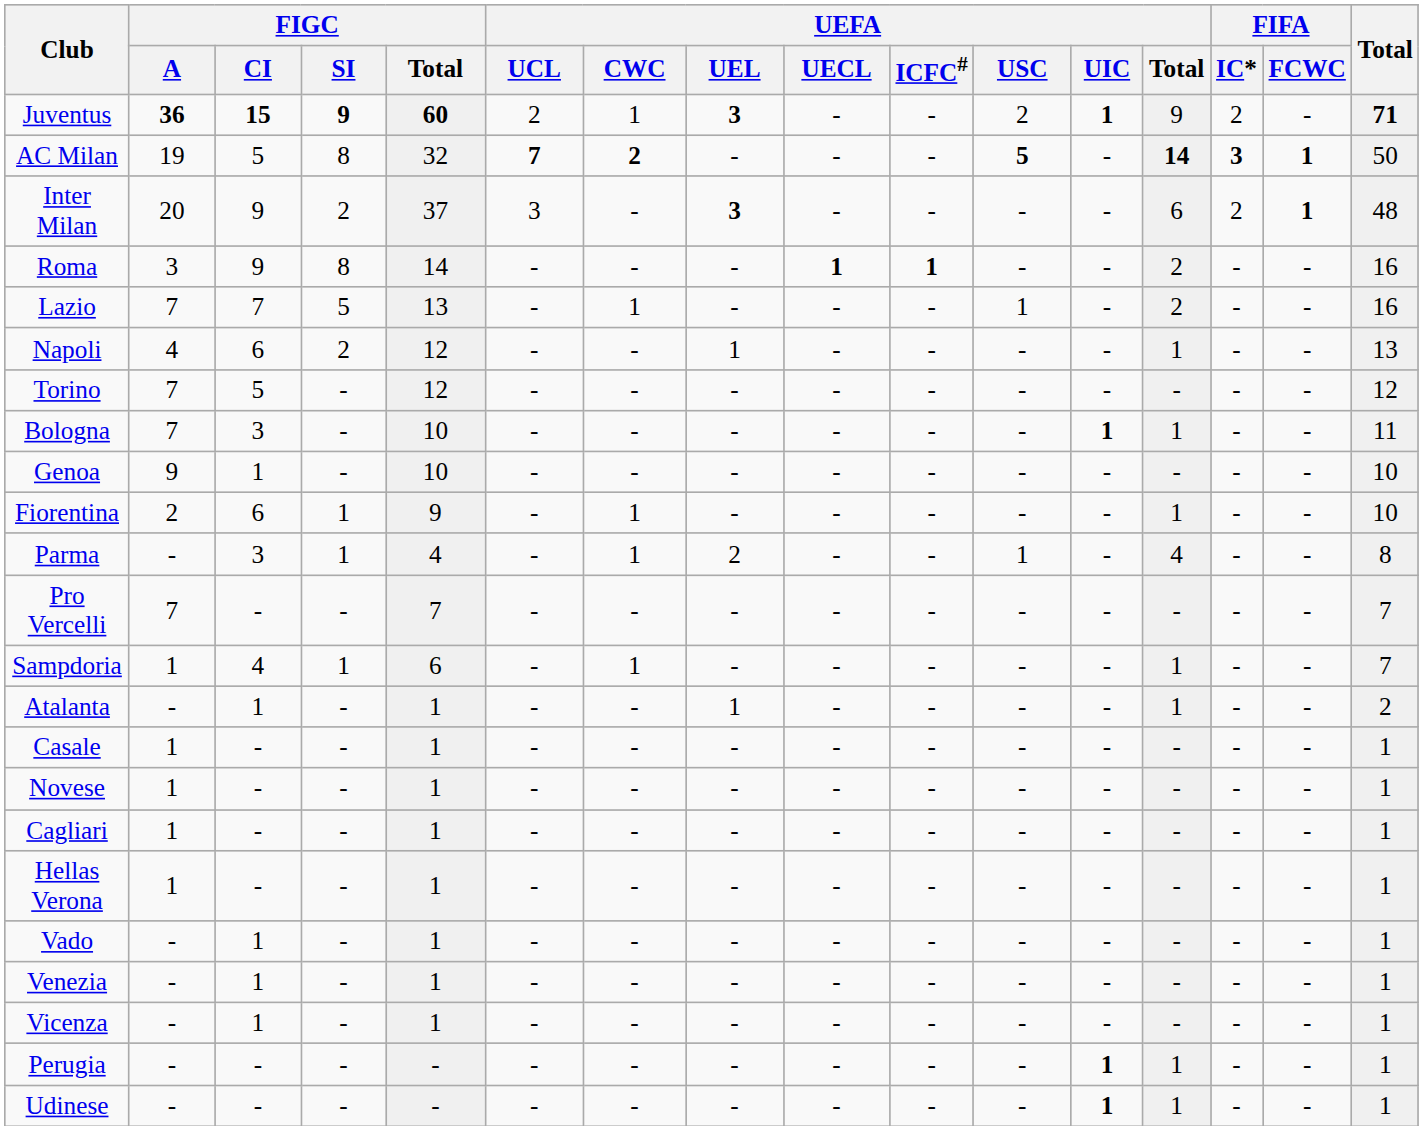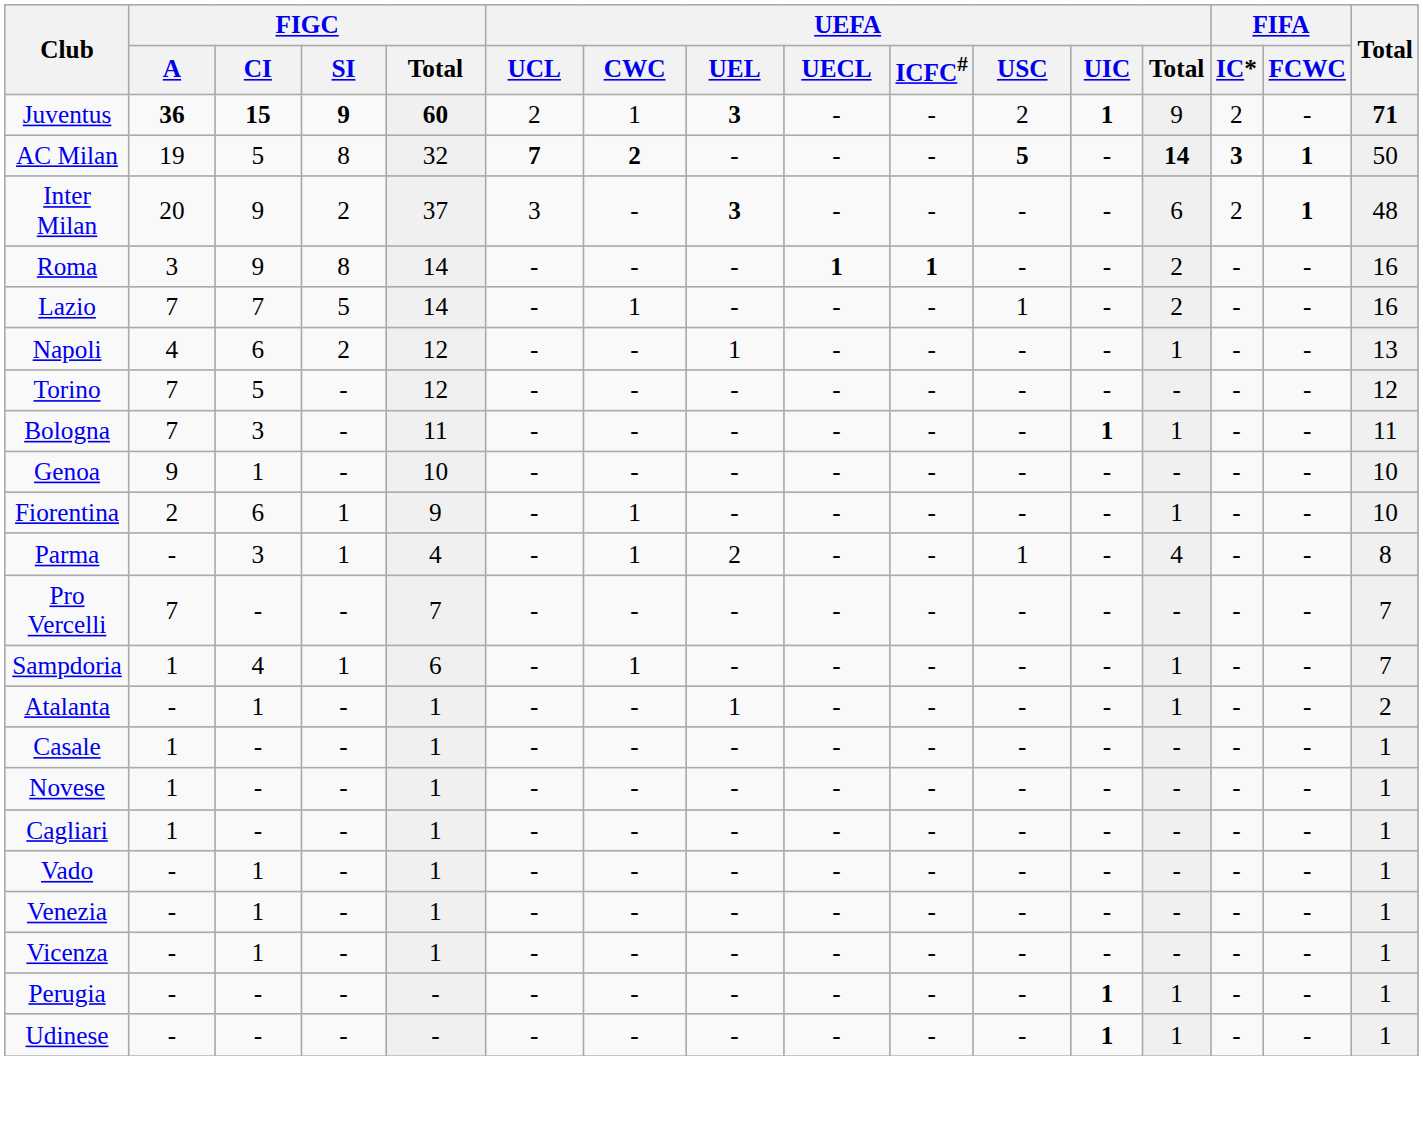(435, 307) 13 -> (435, 307) 14
(435, 430) 10 -> (435, 430) 11
- row: (67, 884)
